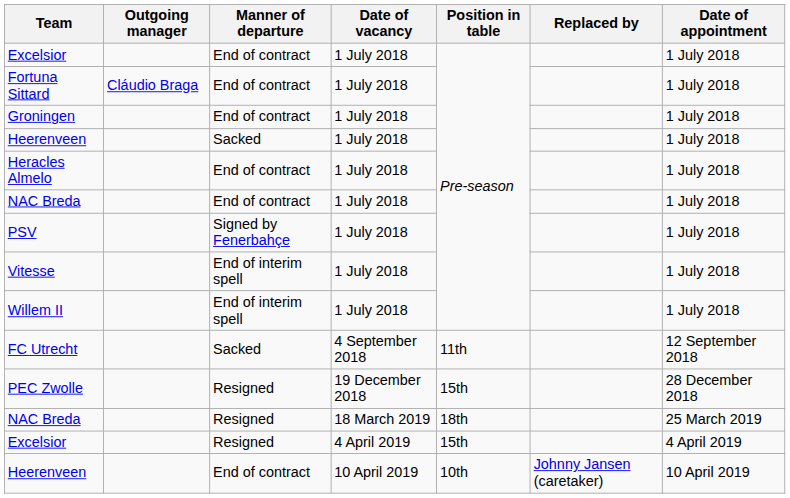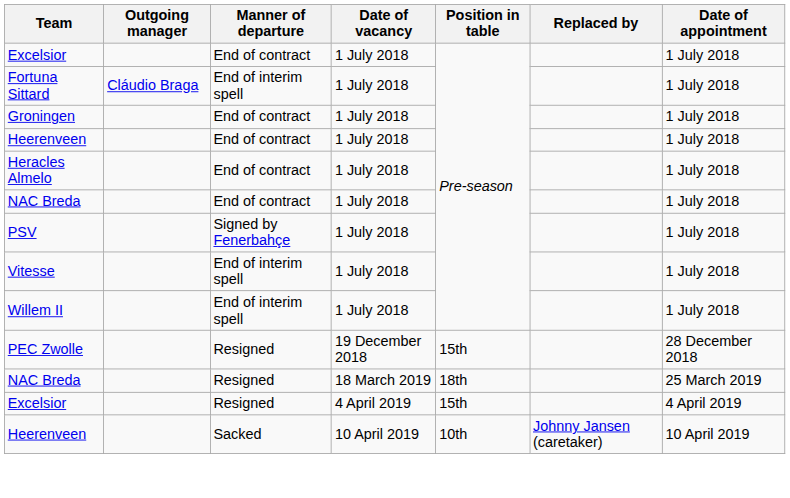(262, 85) End of contract -> (258, 85) End of interim spell
(237, 139) Sacked -> (262, 139) End of contract
- row: (43, 349)
(262, 473) End of contract -> (237, 434) Sacked
